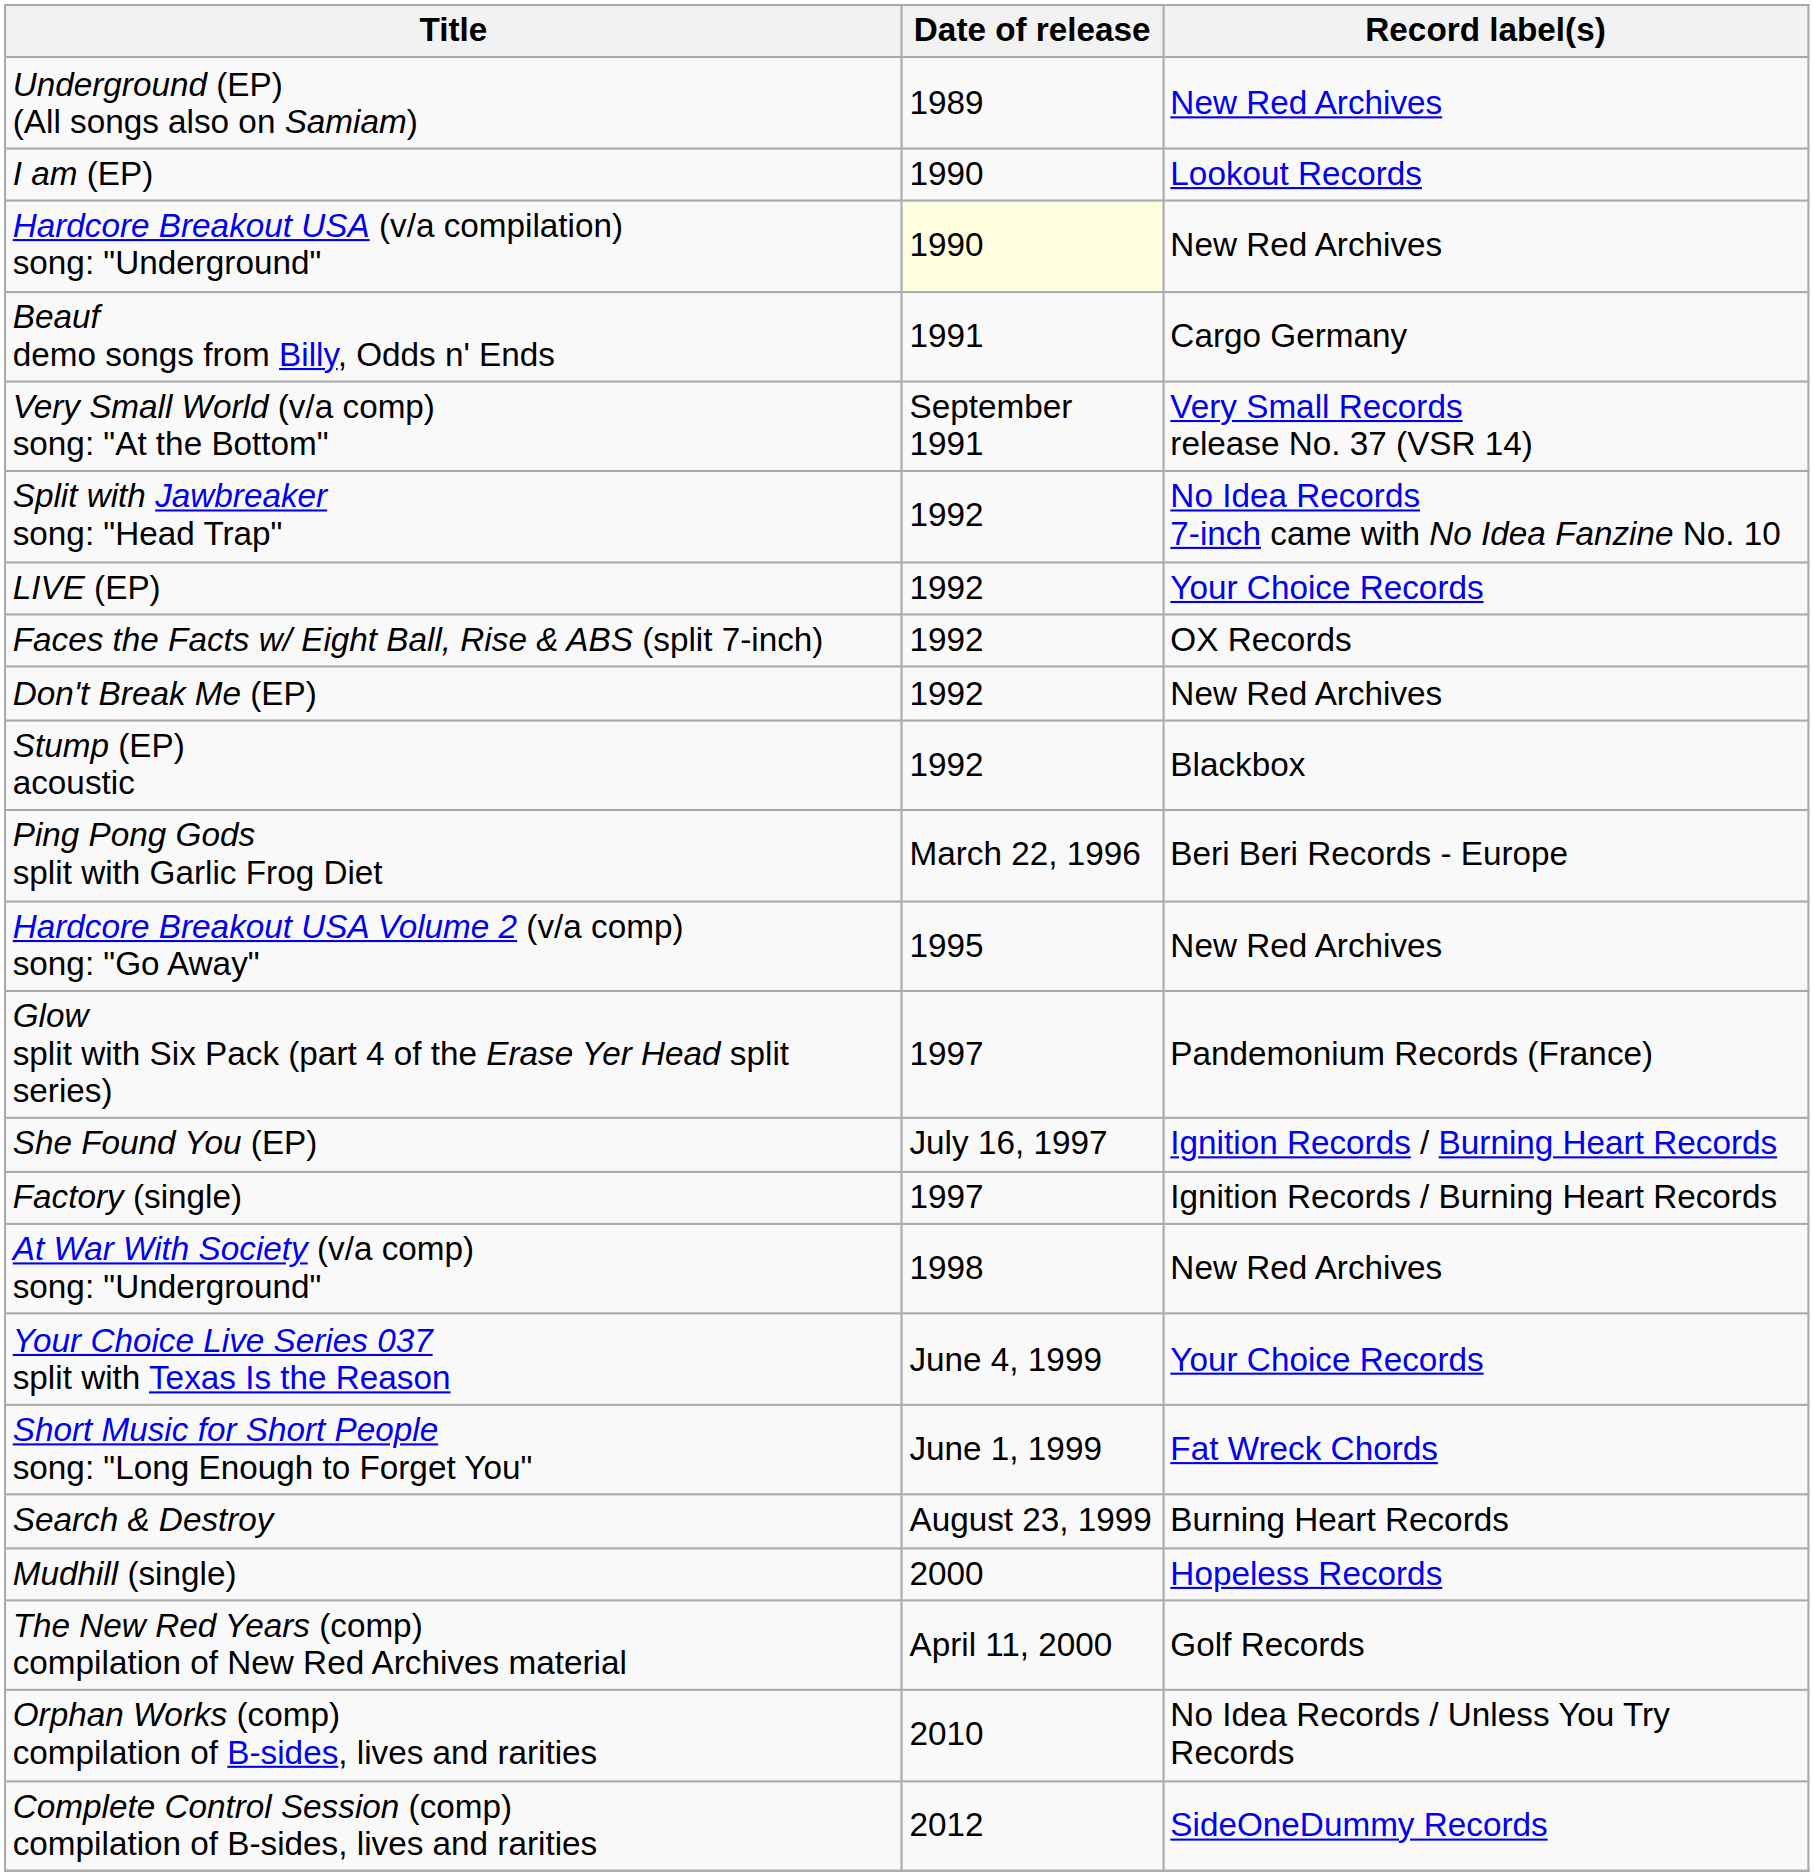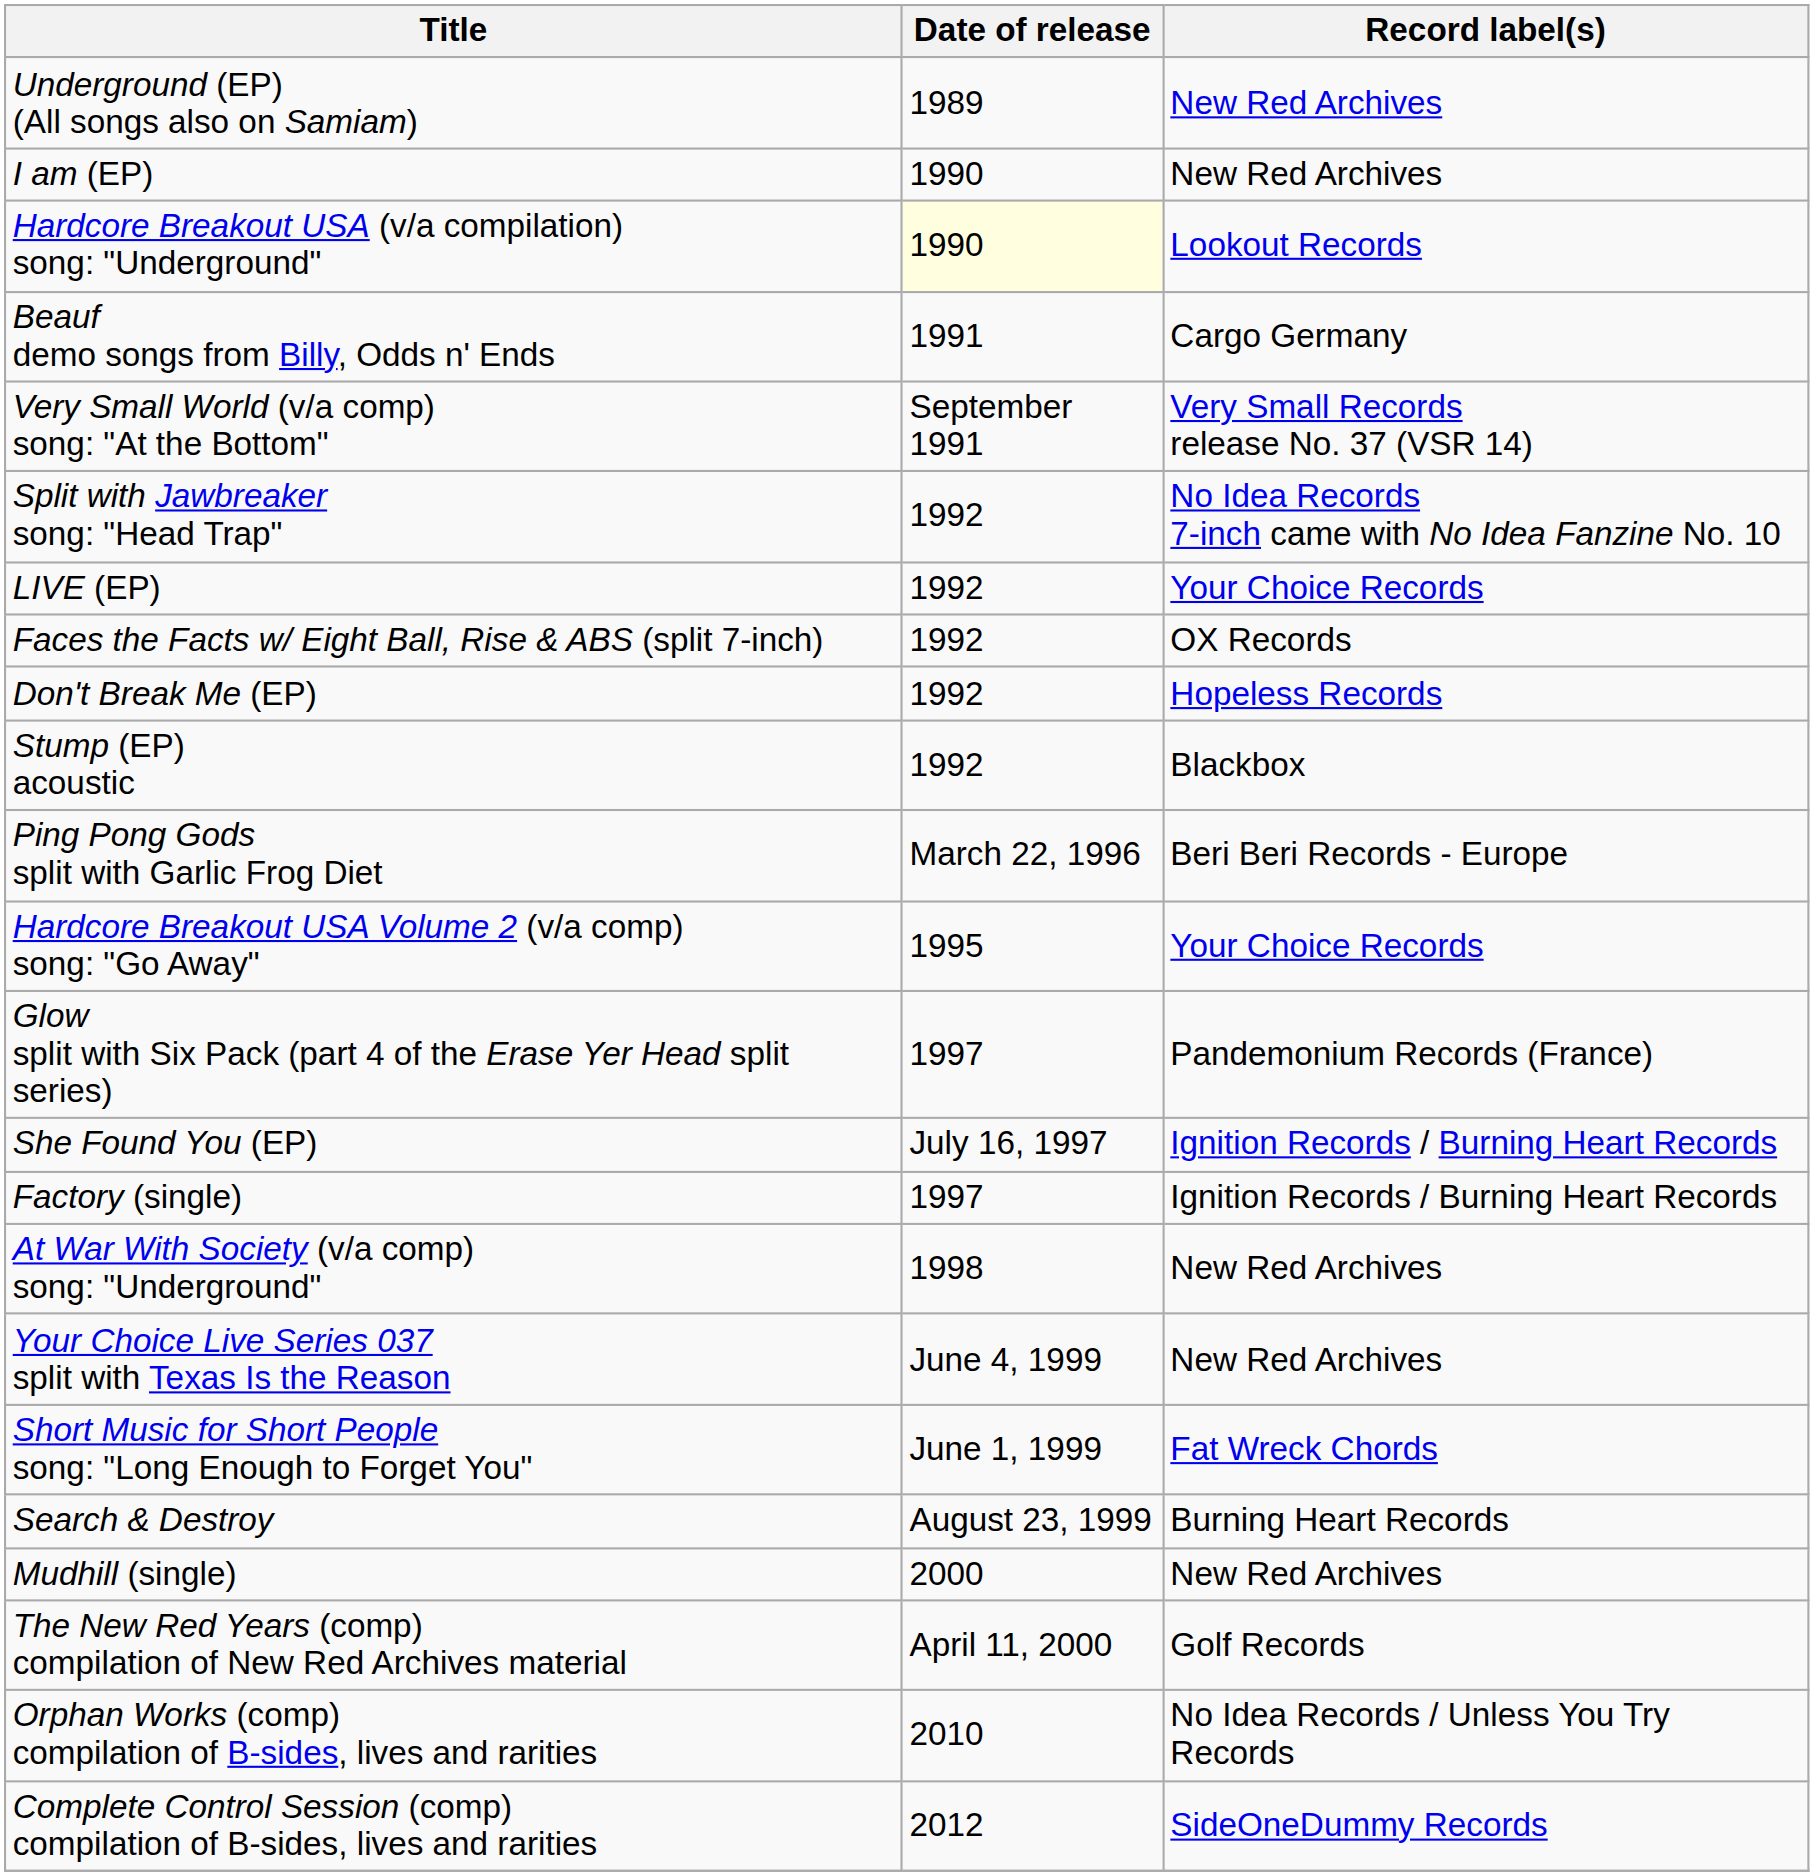(1296, 173) Lookout Records -> (1306, 173) New Red Archives
(1306, 245) New Red Archives -> (1296, 245) Lookout Records
(1306, 693) New Red Archives -> (1306, 693) Hopeless Records
(1306, 945) New Red Archives -> (1327, 945) Your Choice Records
(1327, 1358) Your Choice Records -> (1306, 1358) New Red Archives
(1306, 1573) Hopeless Records -> (1306, 1573) New Red Archives
